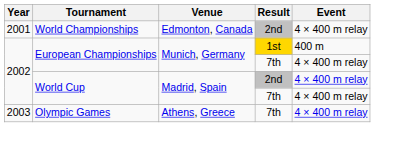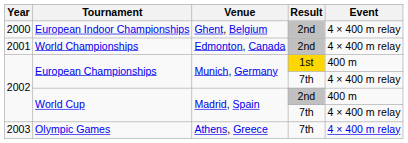+ row: (112, 29)
(331, 79) 4 × 400 m relay -> (342, 96) 400 m
